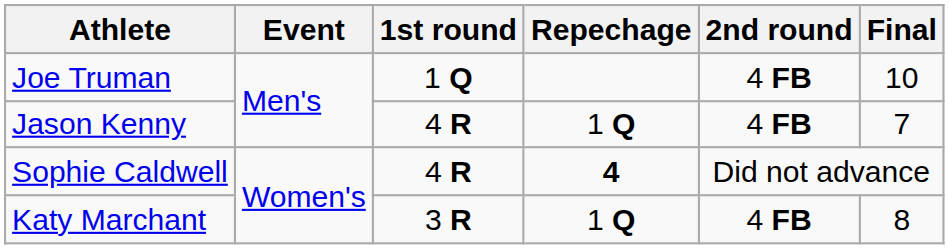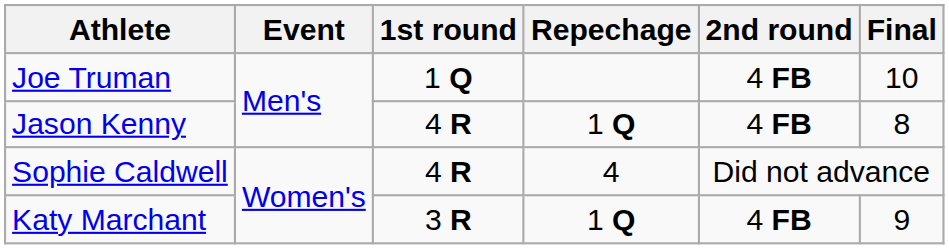(902, 124) 7 -> (902, 124) 8
(611, 172) bold -> (611, 172) normal
(902, 219) 8 -> (902, 219) 9
